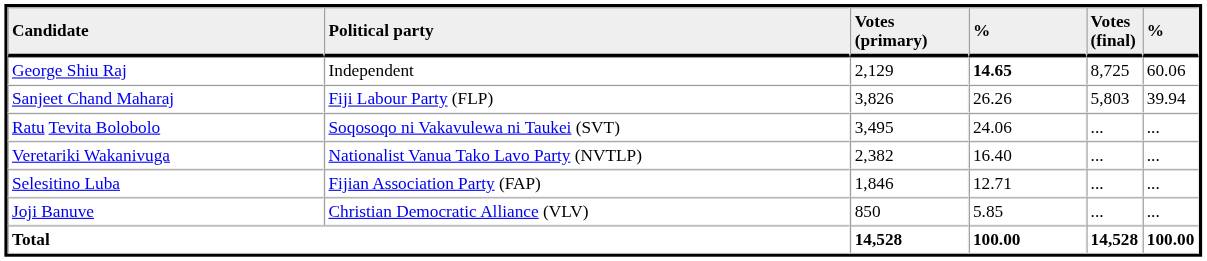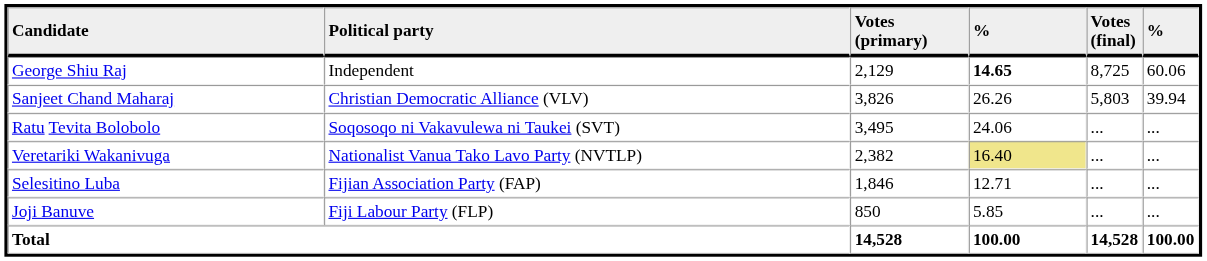(411, 99) Fiji Labour Party (FLP) -> (458, 99) Christian Democratic Alliance (VLV)
(992, 155) no background -> (992, 155) khaki background
(458, 211) Christian Democratic Alliance (VLV) -> (411, 211) Fiji Labour Party (FLP)
